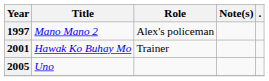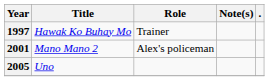(66, 31) Mano Mano 2 -> (83, 31) Hawak Ko Buhay Mo
(175, 31) Alex's policeman -> (153, 31) Trainer
(83, 48) Hawak Ko Buhay Mo -> (66, 48) Mano Mano 2
(153, 48) Trainer -> (175, 48) Alex's policeman
